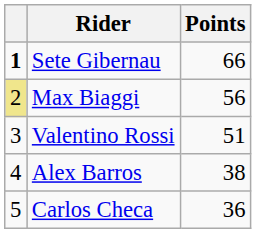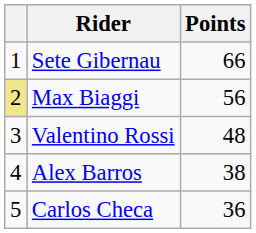(16, 60) bold -> (16, 60) normal
(234, 135) 51 -> (234, 135) 48
